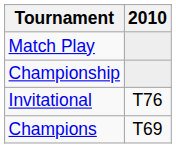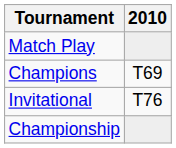rows swapped: (64, 73) <-> (53, 128)
